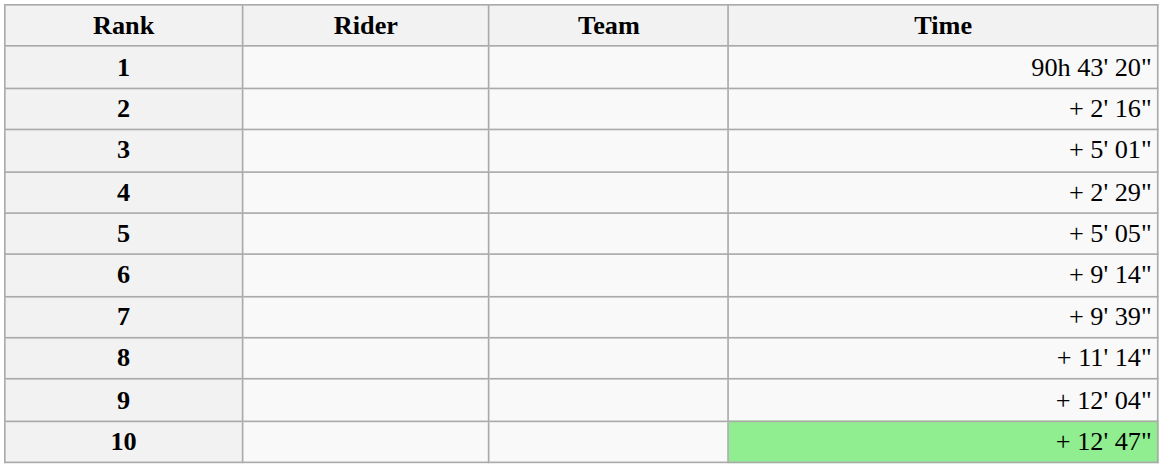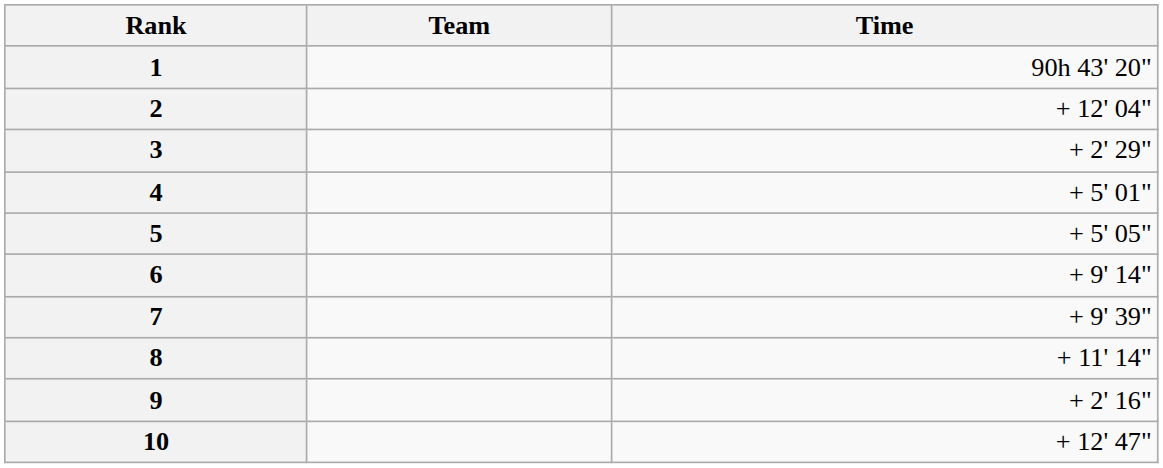- column: (366, 25)
(1110, 108) + 2' 16" -> (1104, 108) + 12' 04"
(1110, 150) + 5' 01" -> (1110, 150) + 2' 29"
(1110, 191) + 2' 29" -> (1110, 191) + 5' 01"
(1104, 399) + 12' 04" -> (1110, 399) + 2' 16"
(1104, 441) lightgreen background -> (1104, 441) no background
